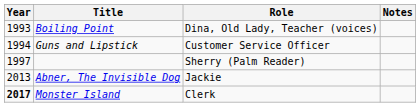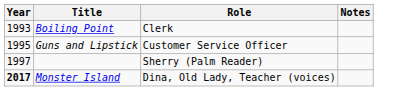(281, 29) Dina, Old Lady, Teacher (voices) -> (158, 29) Clerk
(19, 45) 1994 -> (19, 45) 1995
- row: (108, 78)
(200, 94) Clerk -> (239, 78) Dina, Old Lady, Teacher (voices)
